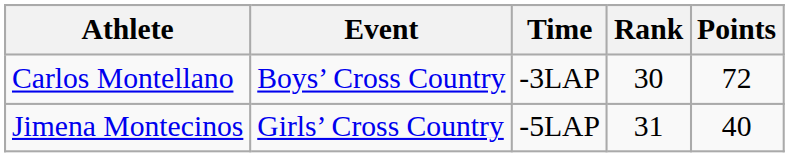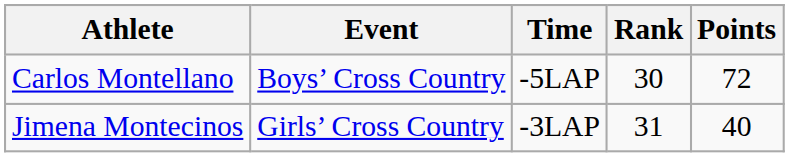(560, 78) -3LAP -> (560, 78) -5LAP
(560, 127) -5LAP -> (560, 127) -3LAP
